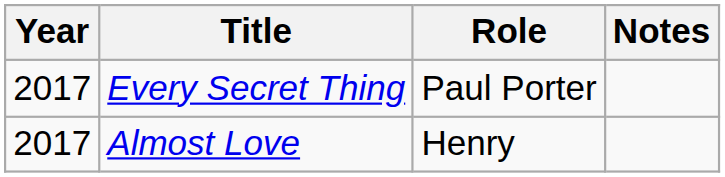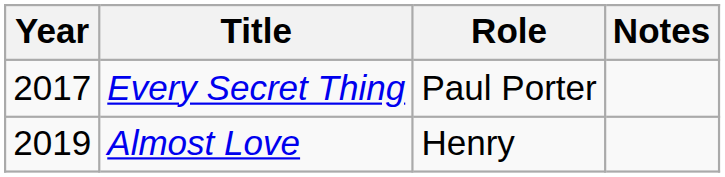(52, 143) 2017 -> (52, 143) 2019
